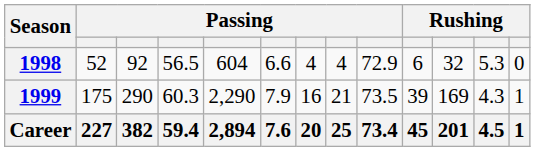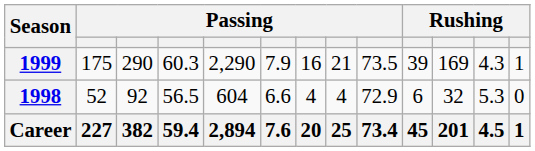rows swapped: (40, 63) <-> (40, 96)
